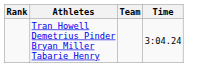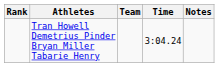+ column: (199, 11)
